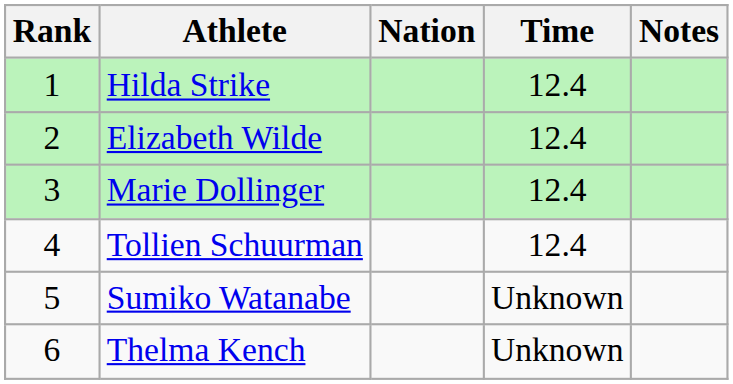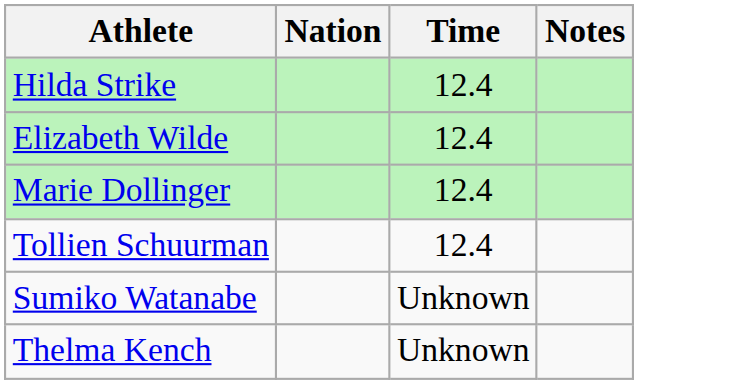- column: (52, 31)
